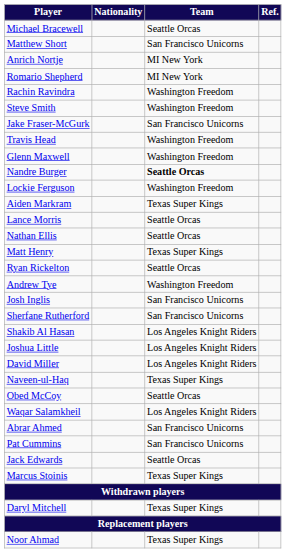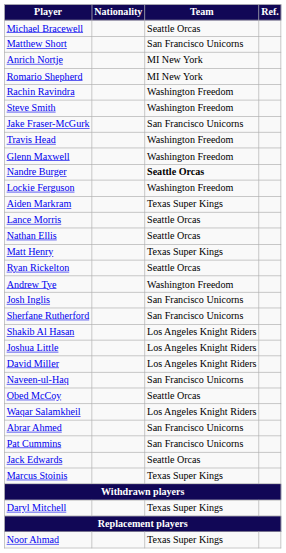(185, 380) Texas Super Kings -> (195, 380) San Francisco Unicorns
